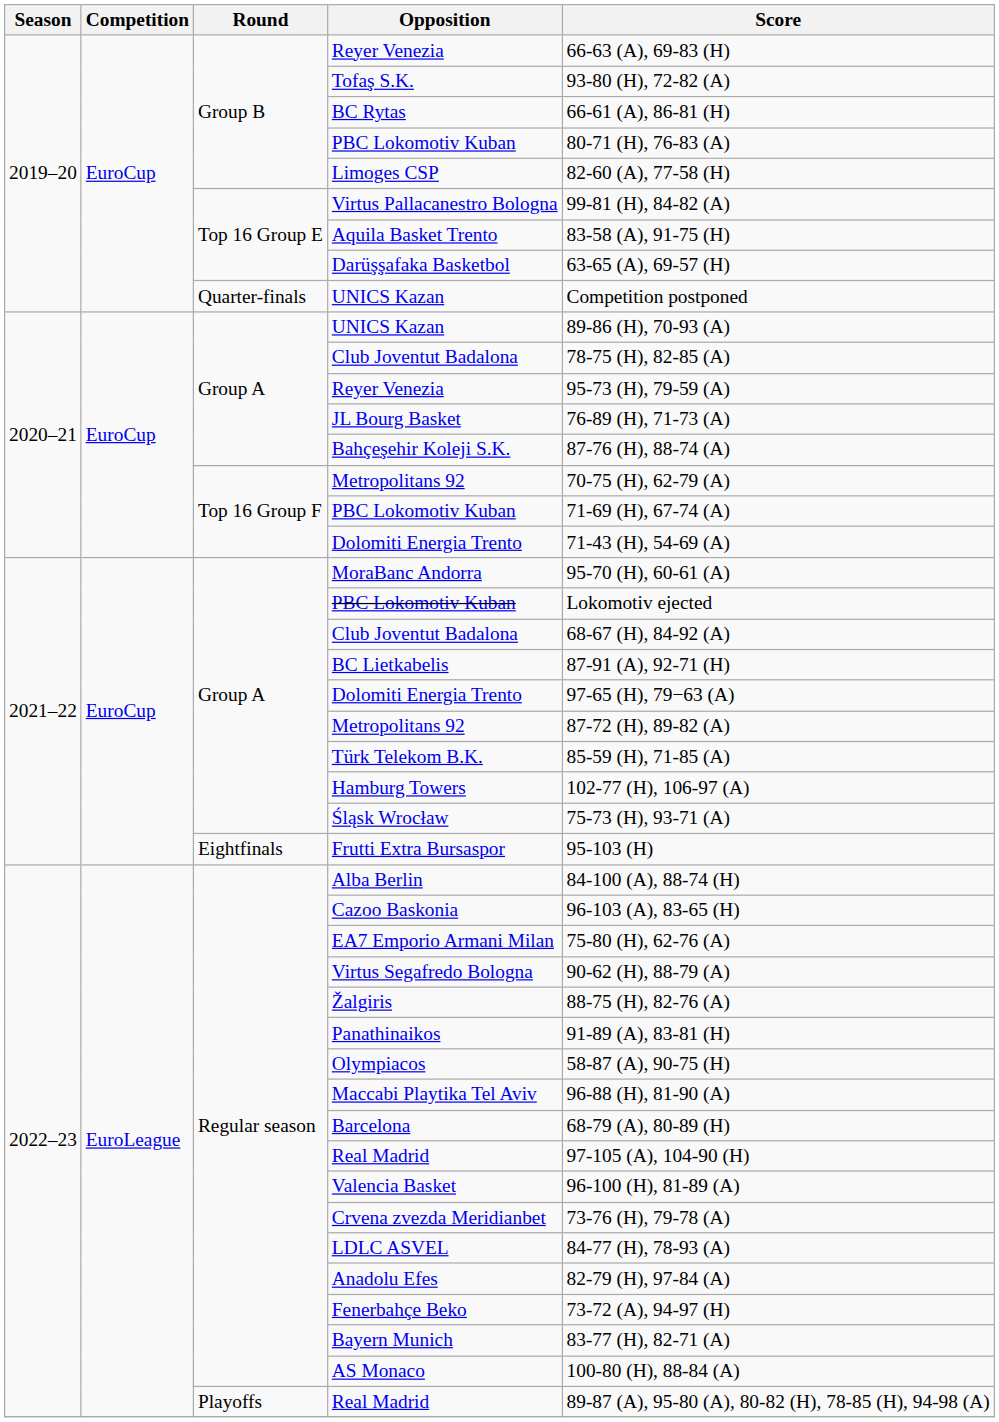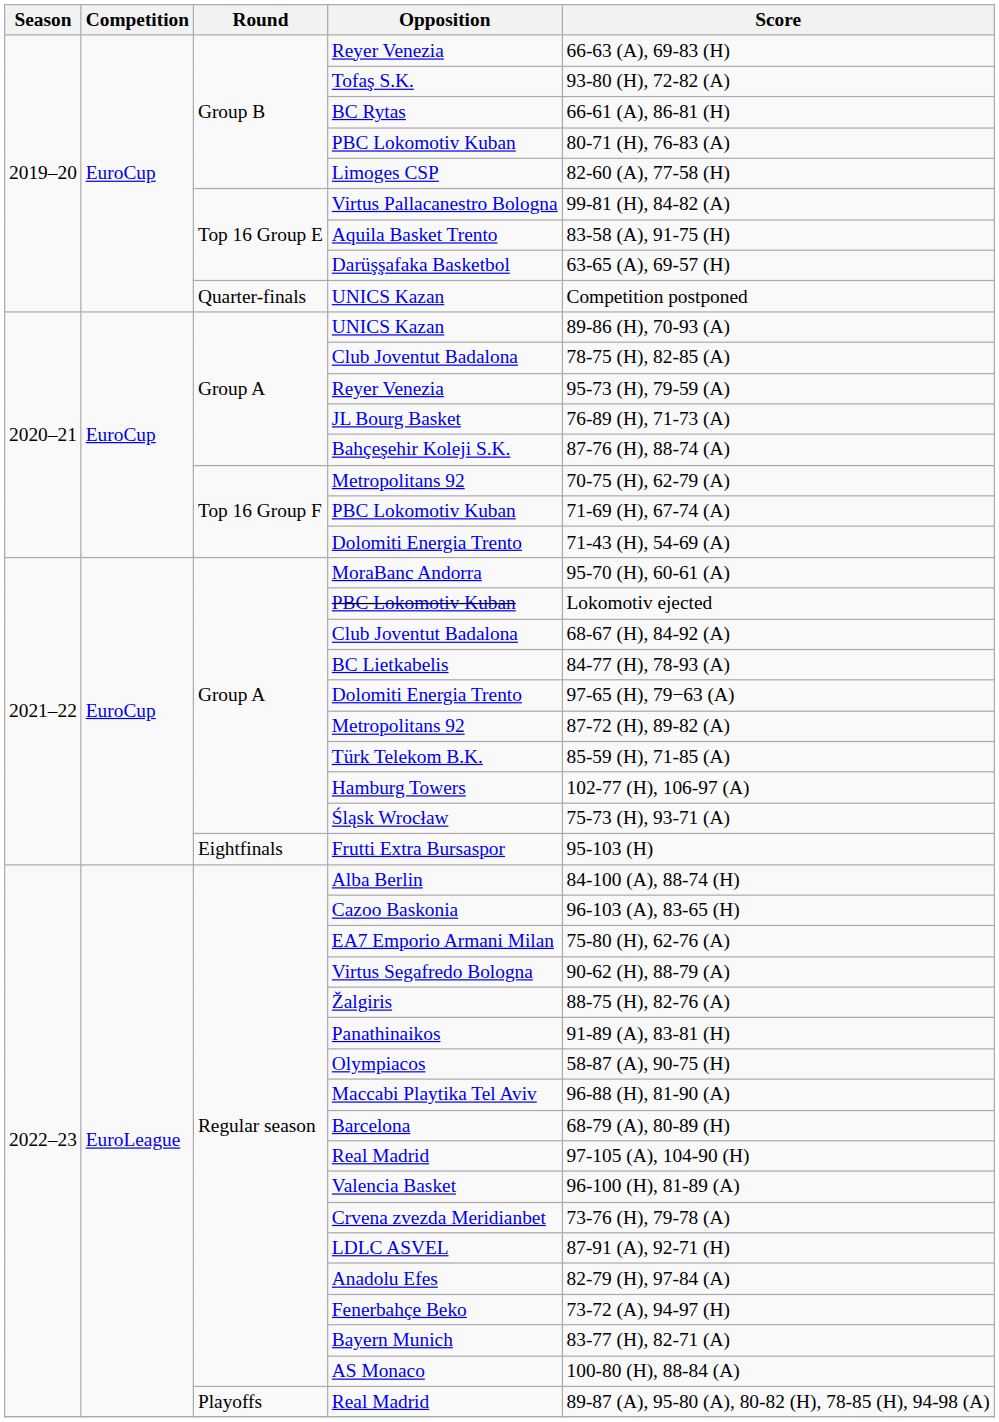(648, 664) 87-91 (A), 92-71 (H) -> (648, 664) 84-77 (H), 78-93 (A)
(648, 1248) 84-77 (H), 78-93 (A) -> (648, 1248) 87-91 (A), 92-71 (H)
